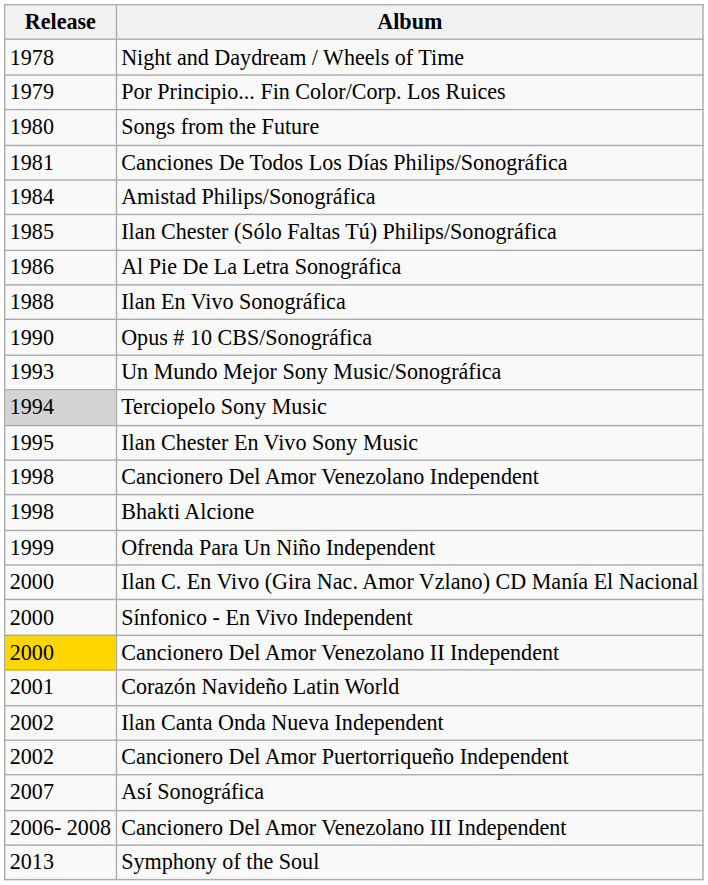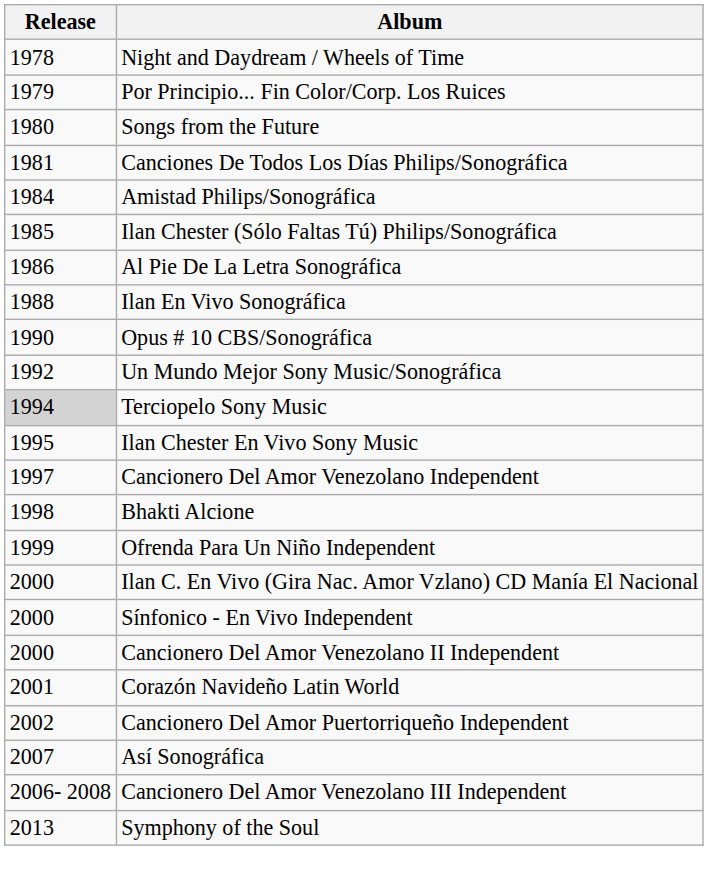(32, 372) 1993 -> (32, 372) 1992
(32, 477) 1998 -> (32, 477) 1997
(32, 652) gold background -> (32, 652) no background
- row: (282, 722)
